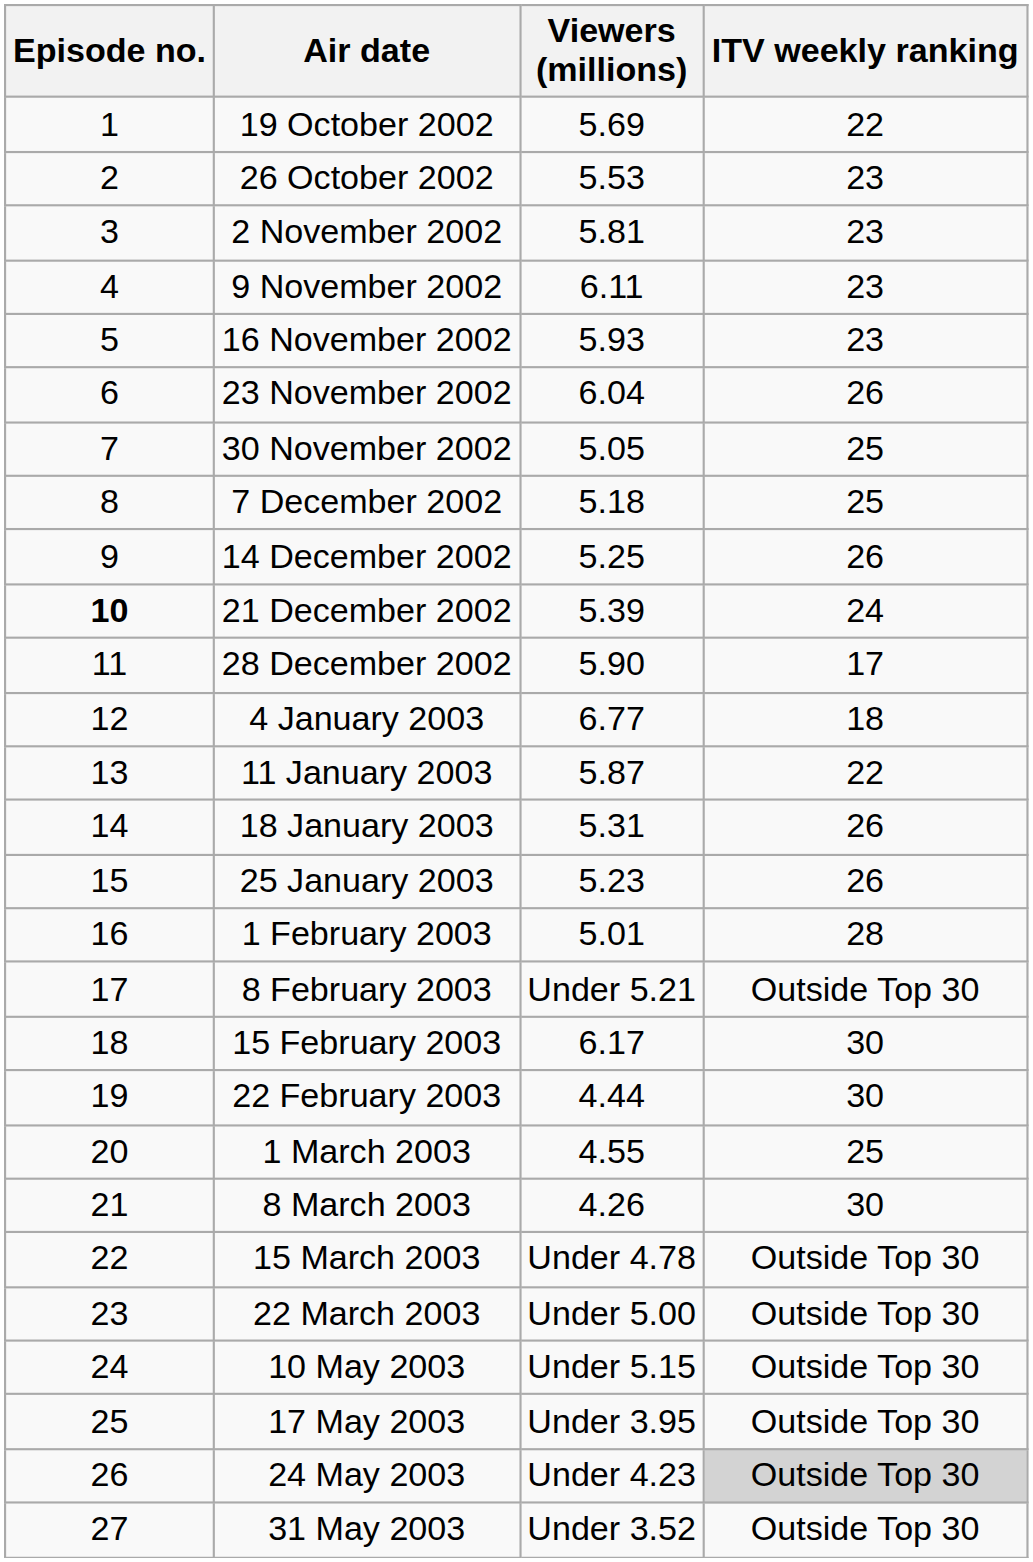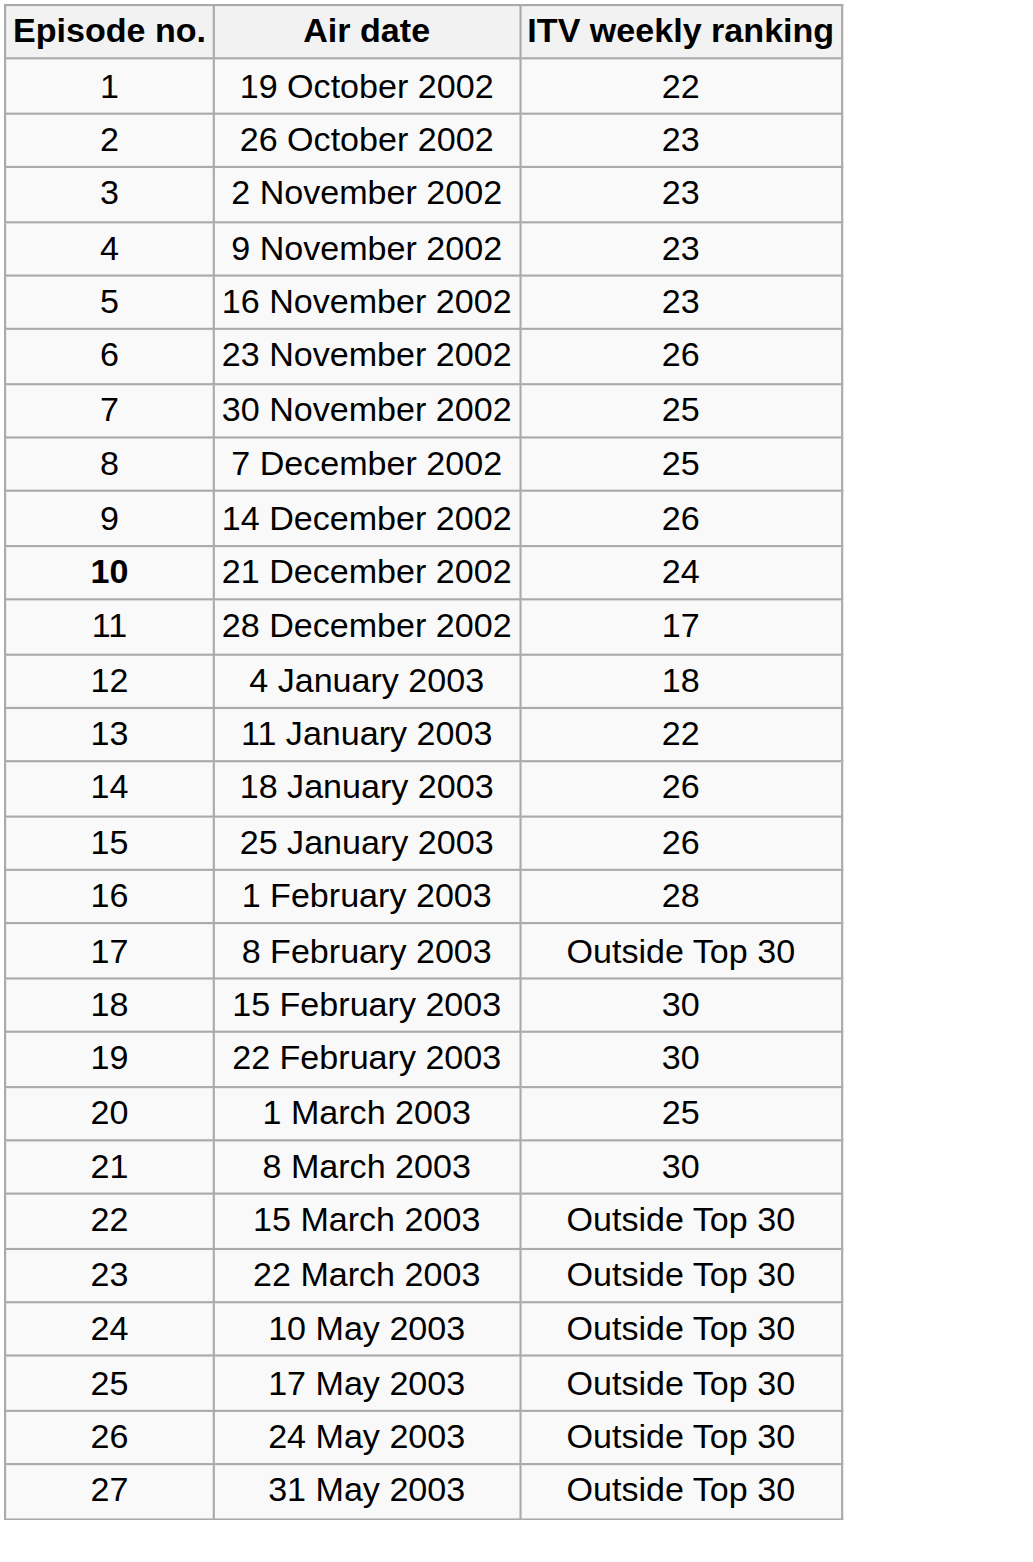- column: (612, 50)
(865, 1475) lightgrey background -> (681, 1436) no background
